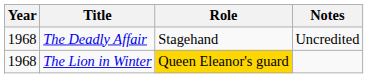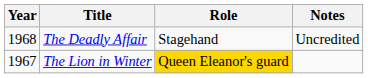(22, 61) 1968 -> (22, 61) 1967
